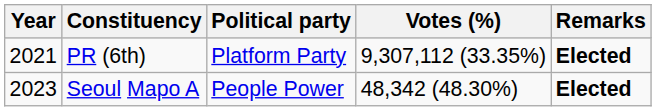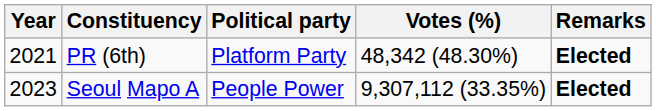(453, 55) 9,307,112 (33.35%) -> (439, 55) 48,342 (48.30%)
(439, 88) 48,342 (48.30%) -> (453, 88) 9,307,112 (33.35%)
